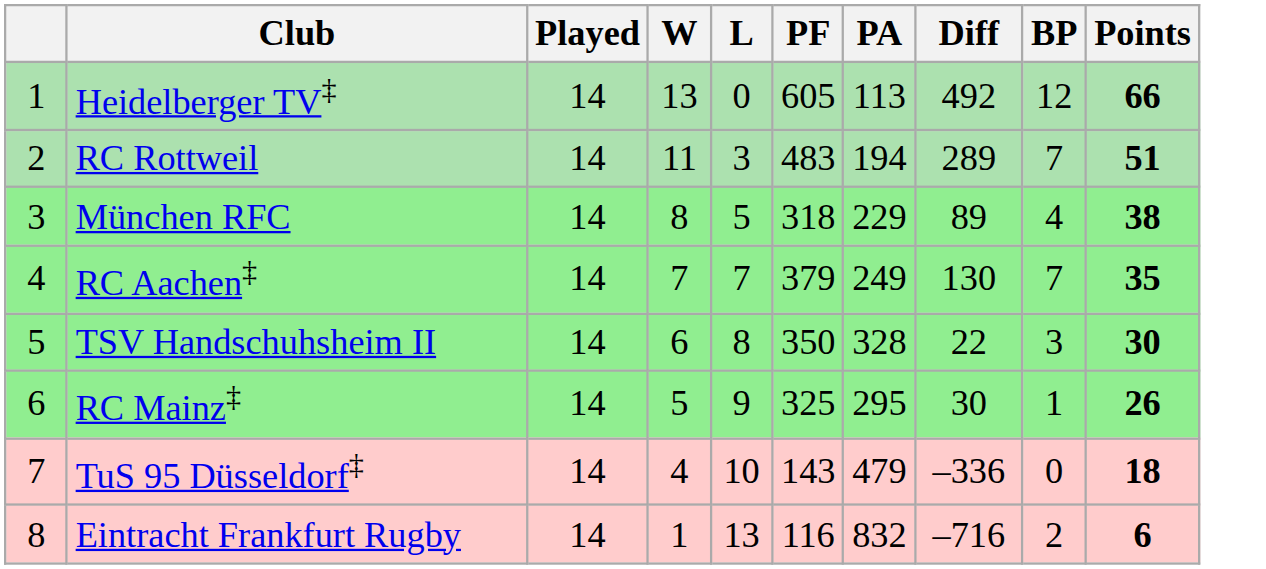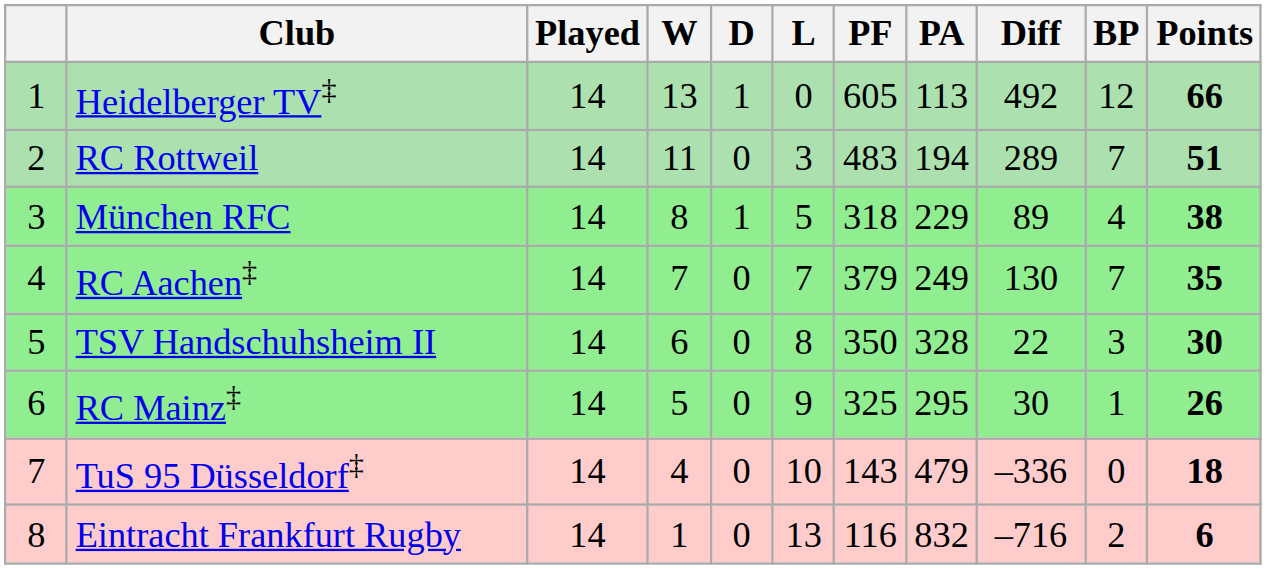+ column: (742, 33)
